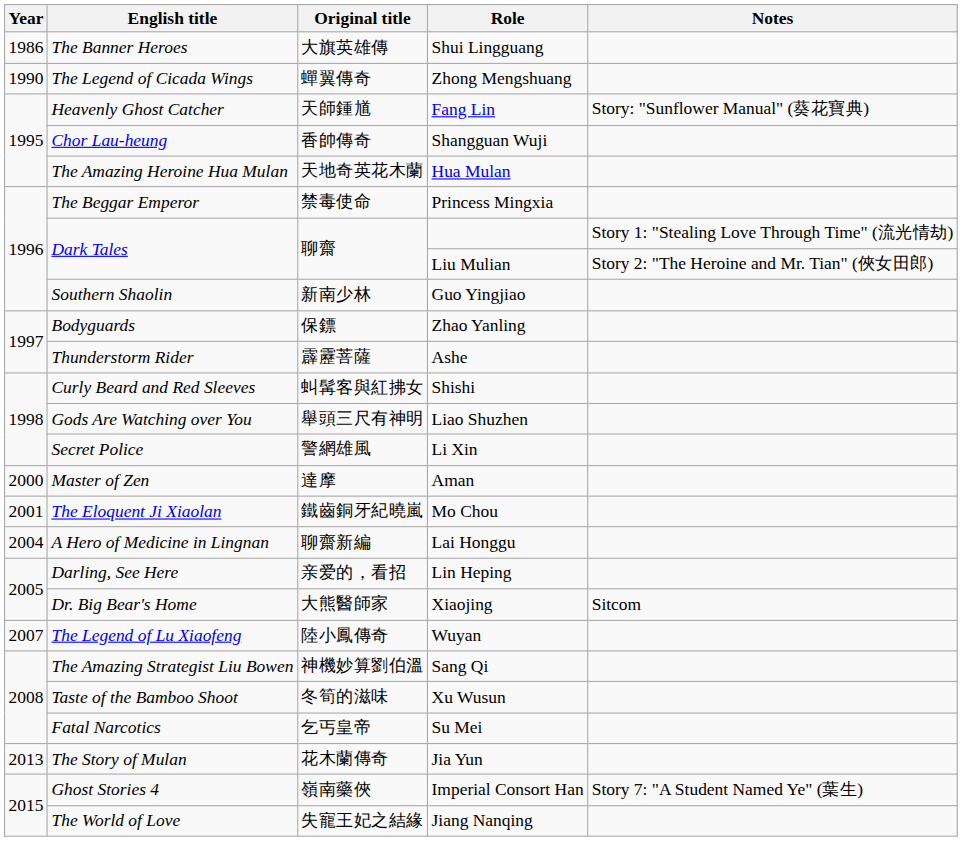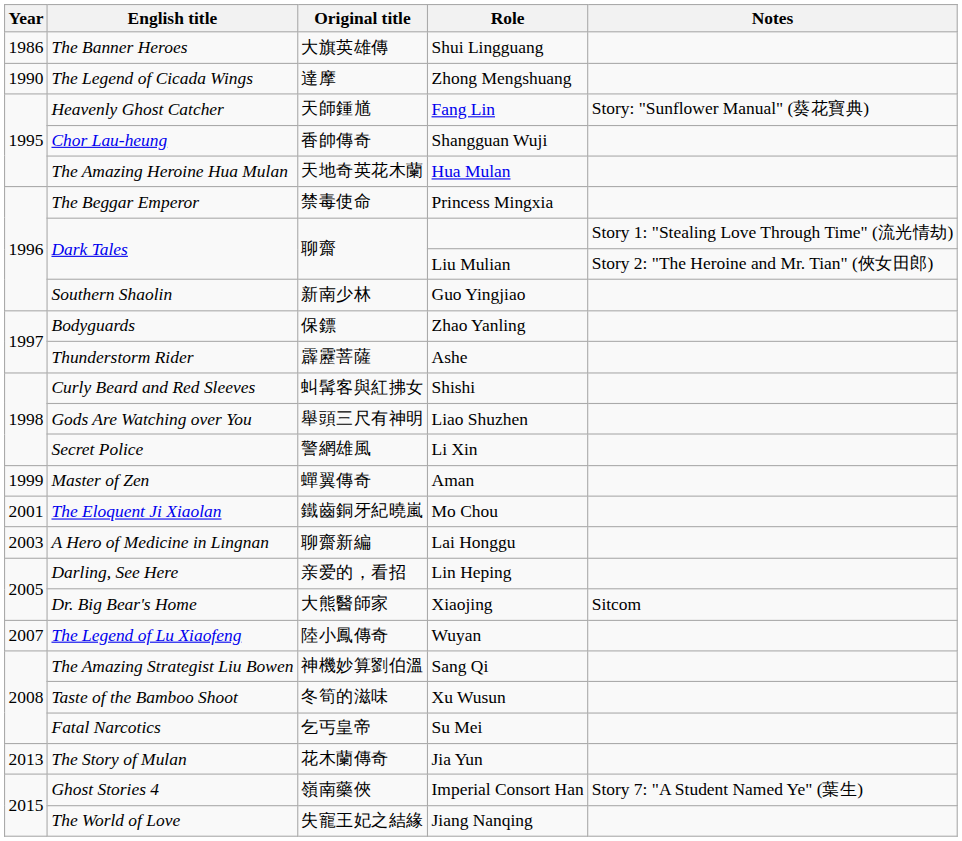(336, 78) 蟬翼傳奇 -> (319, 78) 達摩
(26, 480) 2000 -> (26, 480) 1999
(319, 480) 達摩 -> (336, 480) 蟬翼傳奇
(26, 542) 2004 -> (26, 542) 2003
